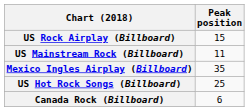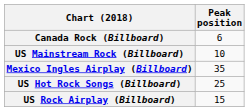rows swapped: (100, 99) <-> (100, 38)
(220, 53) 11 -> (220, 53) 10
